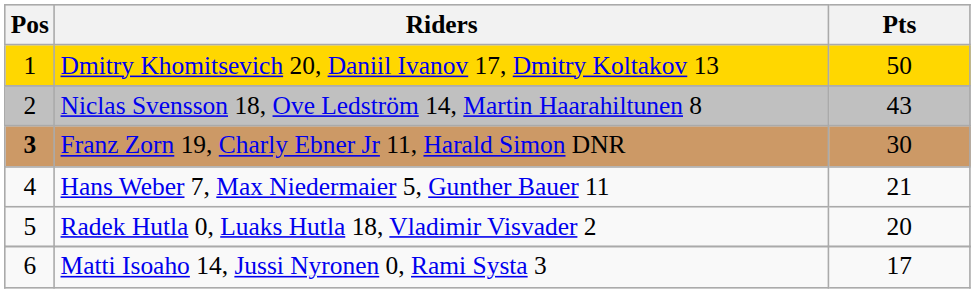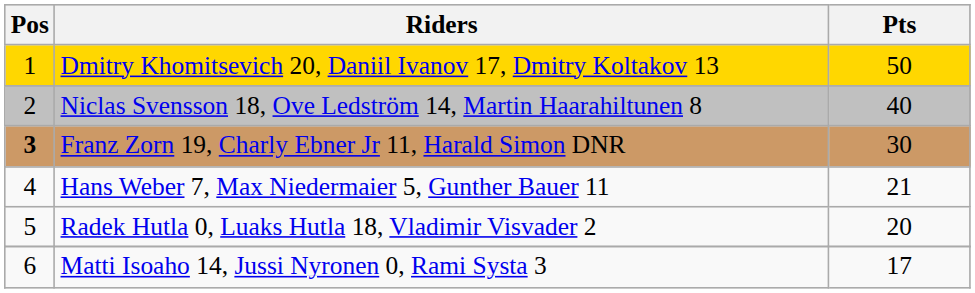(899, 105) 43 -> (899, 105) 40
